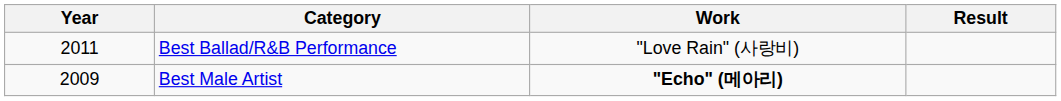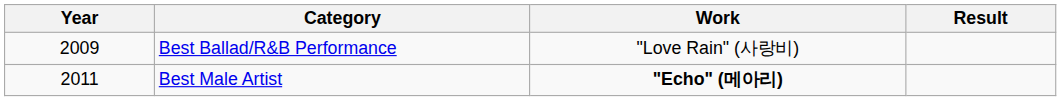(80, 48) 2011 -> (80, 48) 2009
(80, 79) 2009 -> (80, 79) 2011
